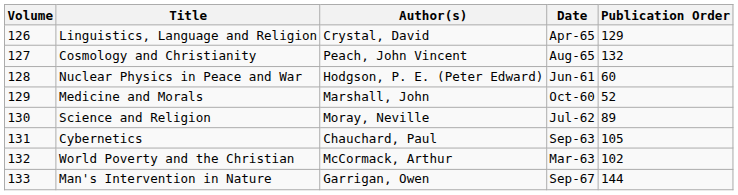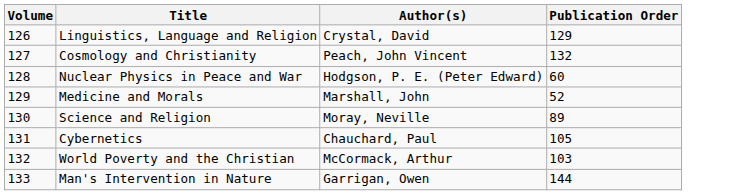- column: (572, 15)
(612, 159) 102 -> (561, 159) 103
